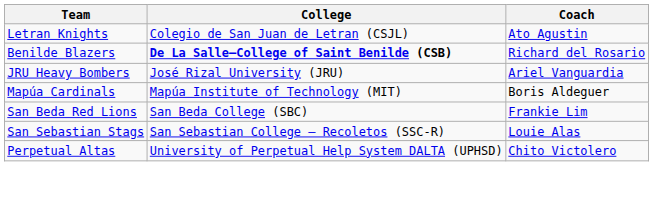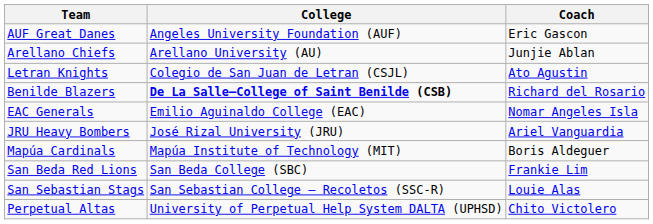+ row: (61, 34)
+ row: (61, 53)
+ row: (51, 112)
